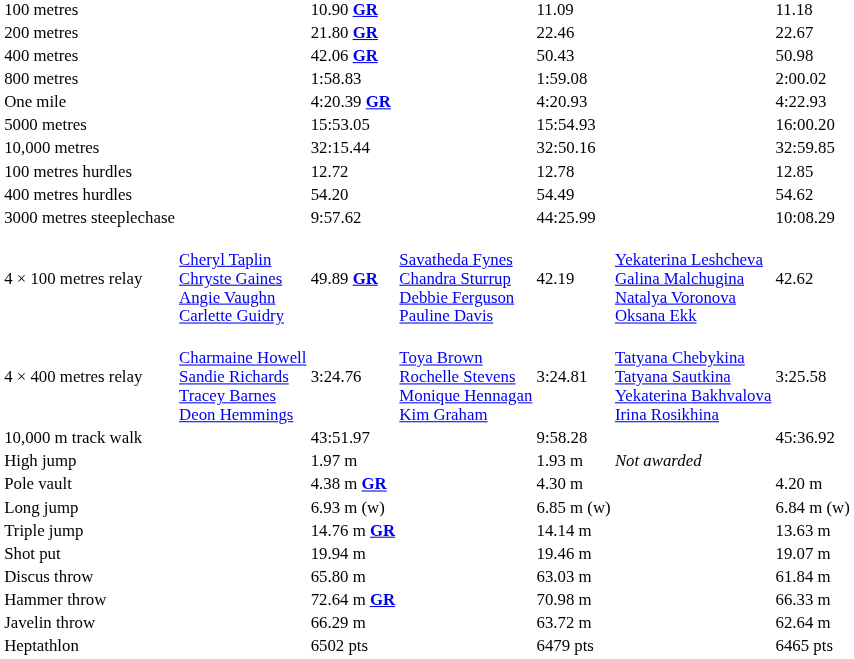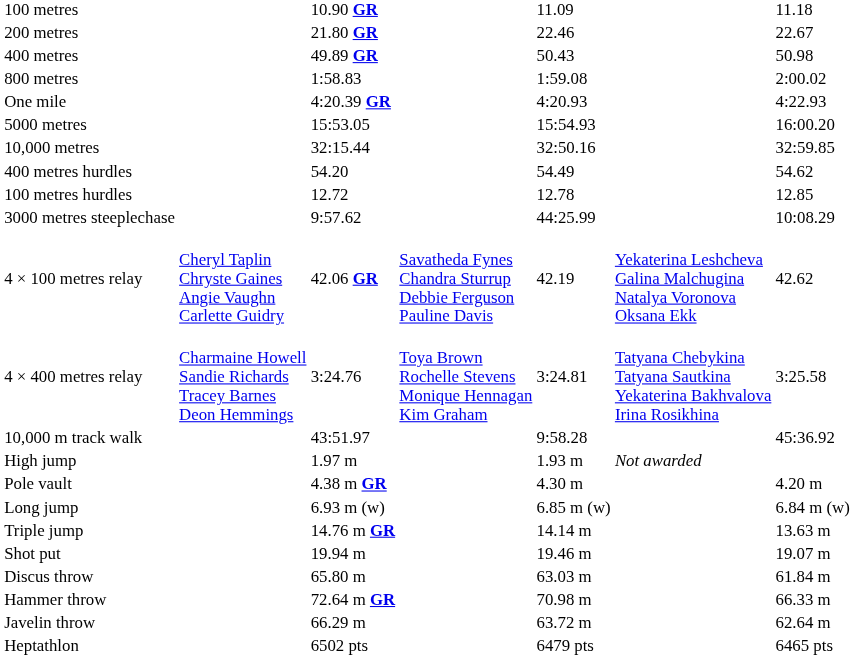(344, 55) 42.06 GR -> (344, 55) 49.89 GR
rows swapped: (68, 171) <-> (68, 194)
(344, 278) 49.89 GR -> (344, 278) 42.06 GR
